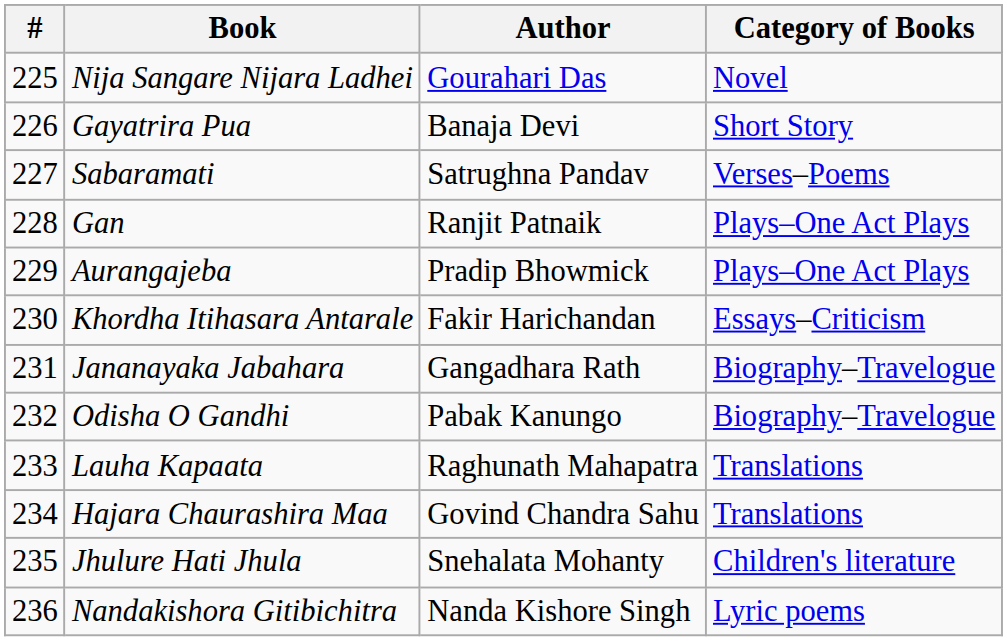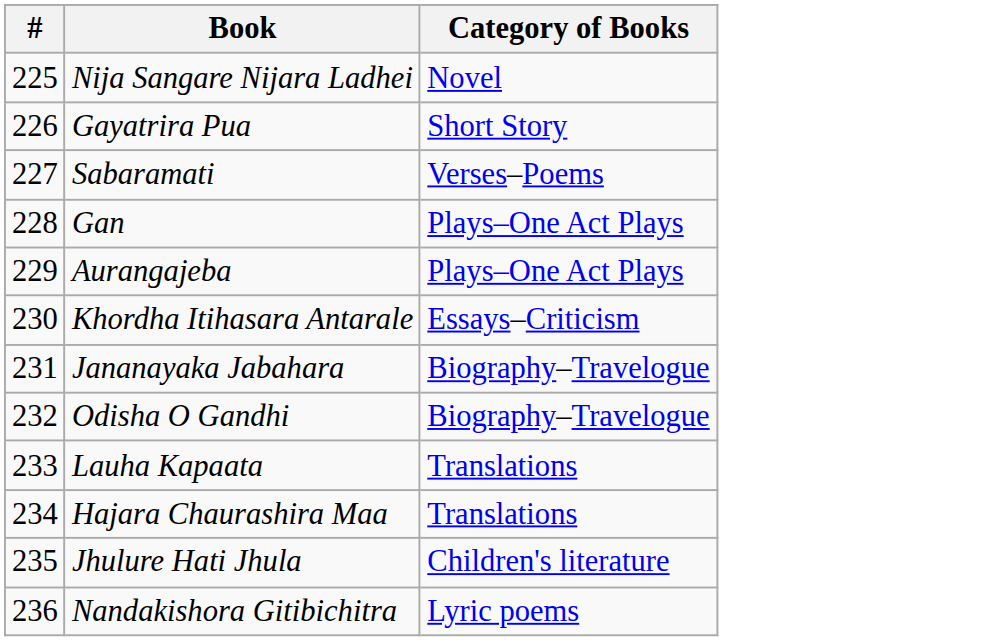- column: (563, 28)
